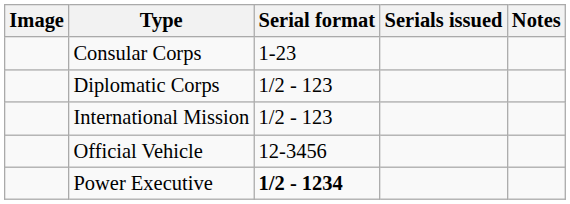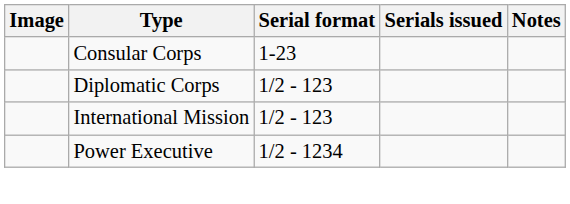- row: (138, 150)
(301, 183) bold -> (301, 150) normal
